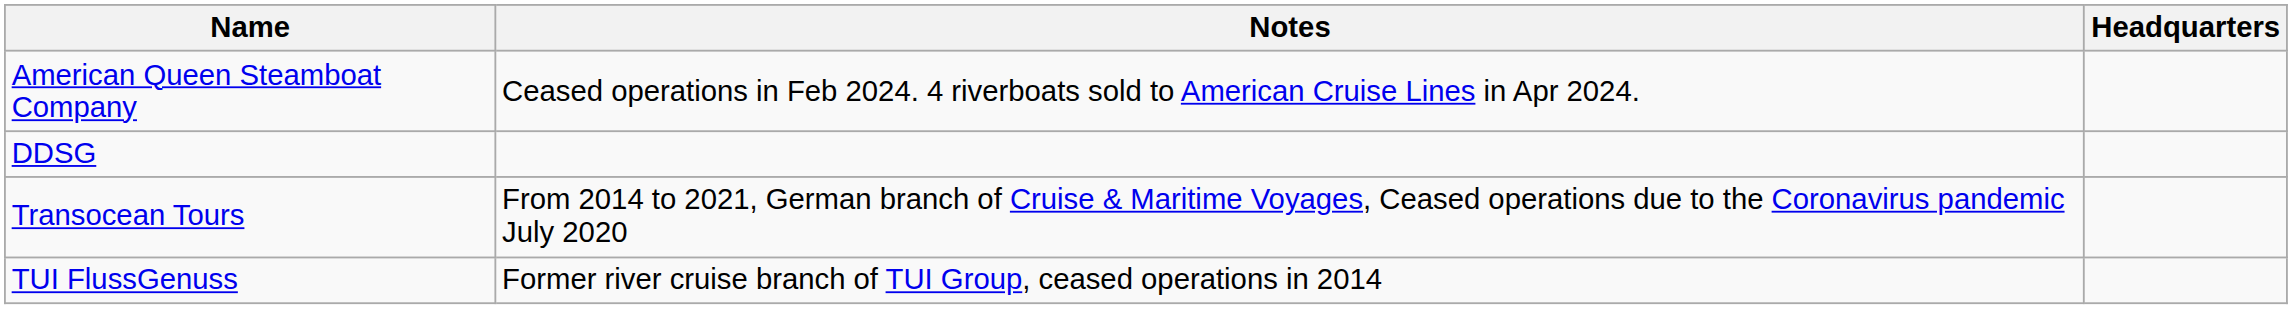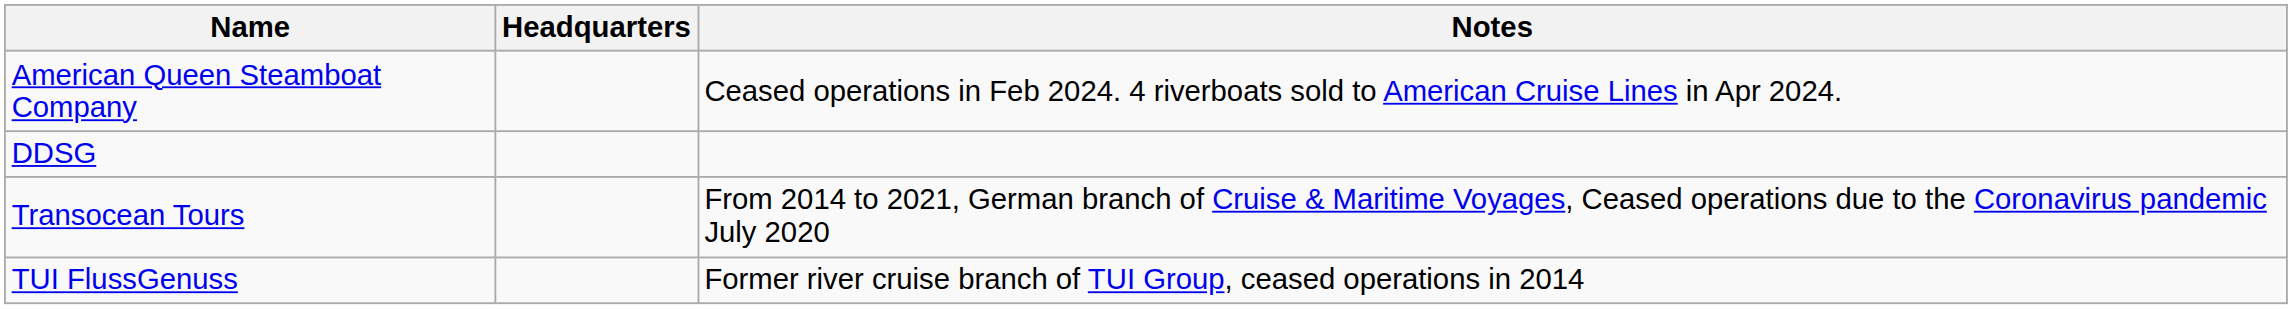columns swapped: (2186, 27) <-> (1290, 27)
